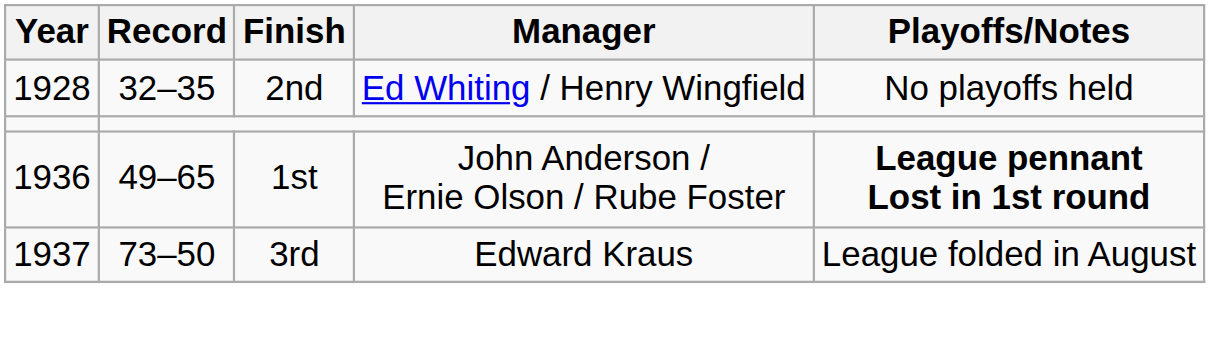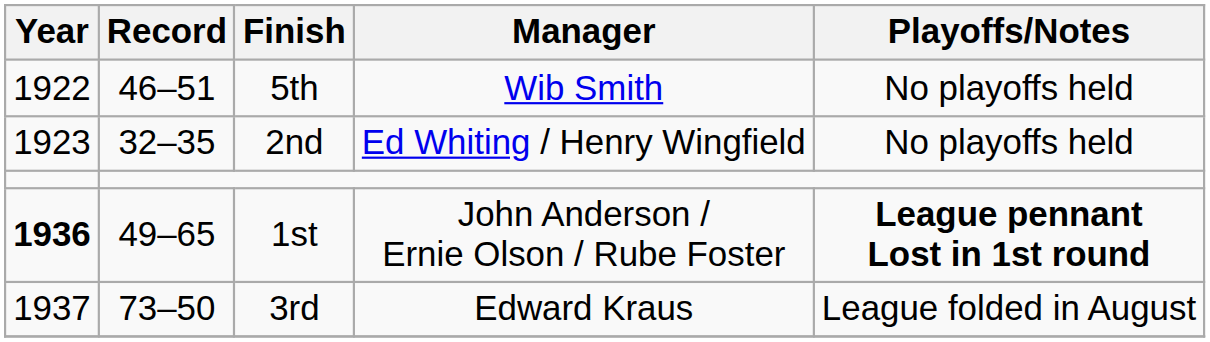+ row: (294, 87)
(52, 87) 1928 -> (52, 142) 1923
(52, 178) normal -> (52, 233) bold
